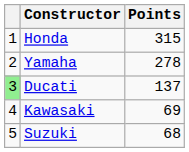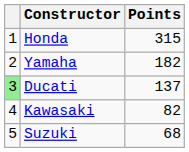(168, 64) 278 -> (168, 64) 182
(172, 112) 69 -> (172, 112) 82
